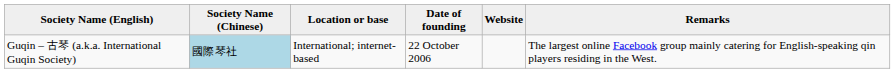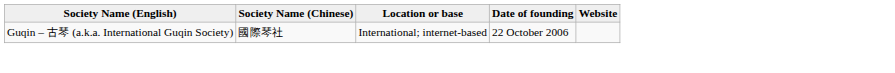- column: (708, 19)
(215, 51) lightblue background -> (261, 32) no background
